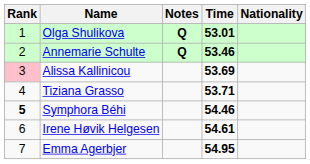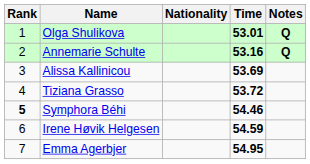columns swapped: (272, 14) <-> (182, 14)
(220, 52) 53.46 -> (248, 52) 53.16
(22, 71) pink background -> (22, 71) no background
(220, 91) 53.71 -> (248, 91) 53.72
(220, 129) 54.61 -> (248, 129) 54.59
